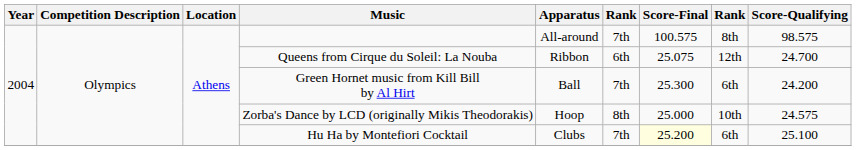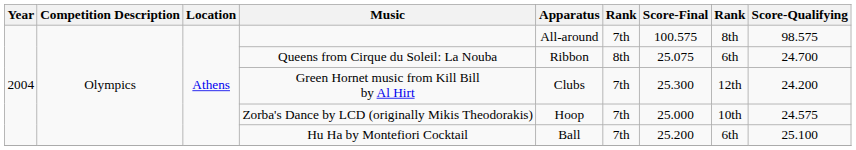(621, 57) 6th -> (621, 57) 8th
(730, 57) 12th -> (730, 57) 6th
(569, 85) Ball -> (569, 85) Clubs
(730, 85) 6th -> (730, 85) 12th
(621, 114) 8th -> (621, 114) 7th
(569, 135) Clubs -> (569, 135) Ball
(676, 135) lightyellow background -> (676, 135) no background
